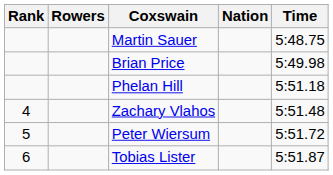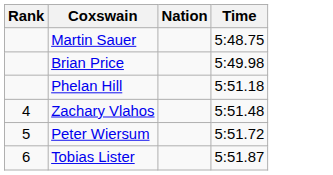- column: (78, 16)
